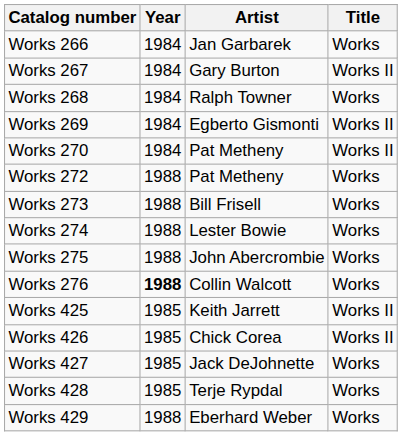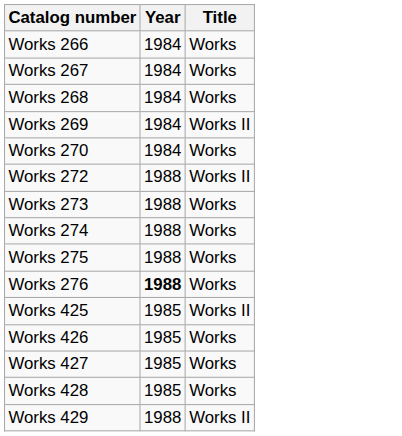- column: (257, 17)
(363, 71) Works II -> (213, 71) Works
(363, 151) Works II -> (213, 151) Works
(356, 177) Works -> (220, 177) Works II
(363, 337) Works II -> (213, 337) Works
(356, 417) Works -> (220, 417) Works II
